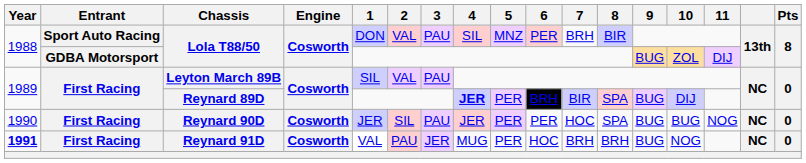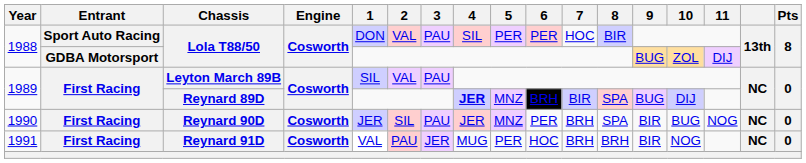(508, 36) MNZ -> (508, 36) PER
(580, 36) BRH -> (580, 36) HOC
(508, 99) PER -> (508, 99) MNZ
(508, 120) PER -> (508, 120) MNZ
(580, 120) HOC -> (580, 120) BRH
(650, 120) BUG -> (650, 120) BIR
(22, 141) bold -> (22, 141) normal
(650, 141) BUG -> (650, 141) BIR
